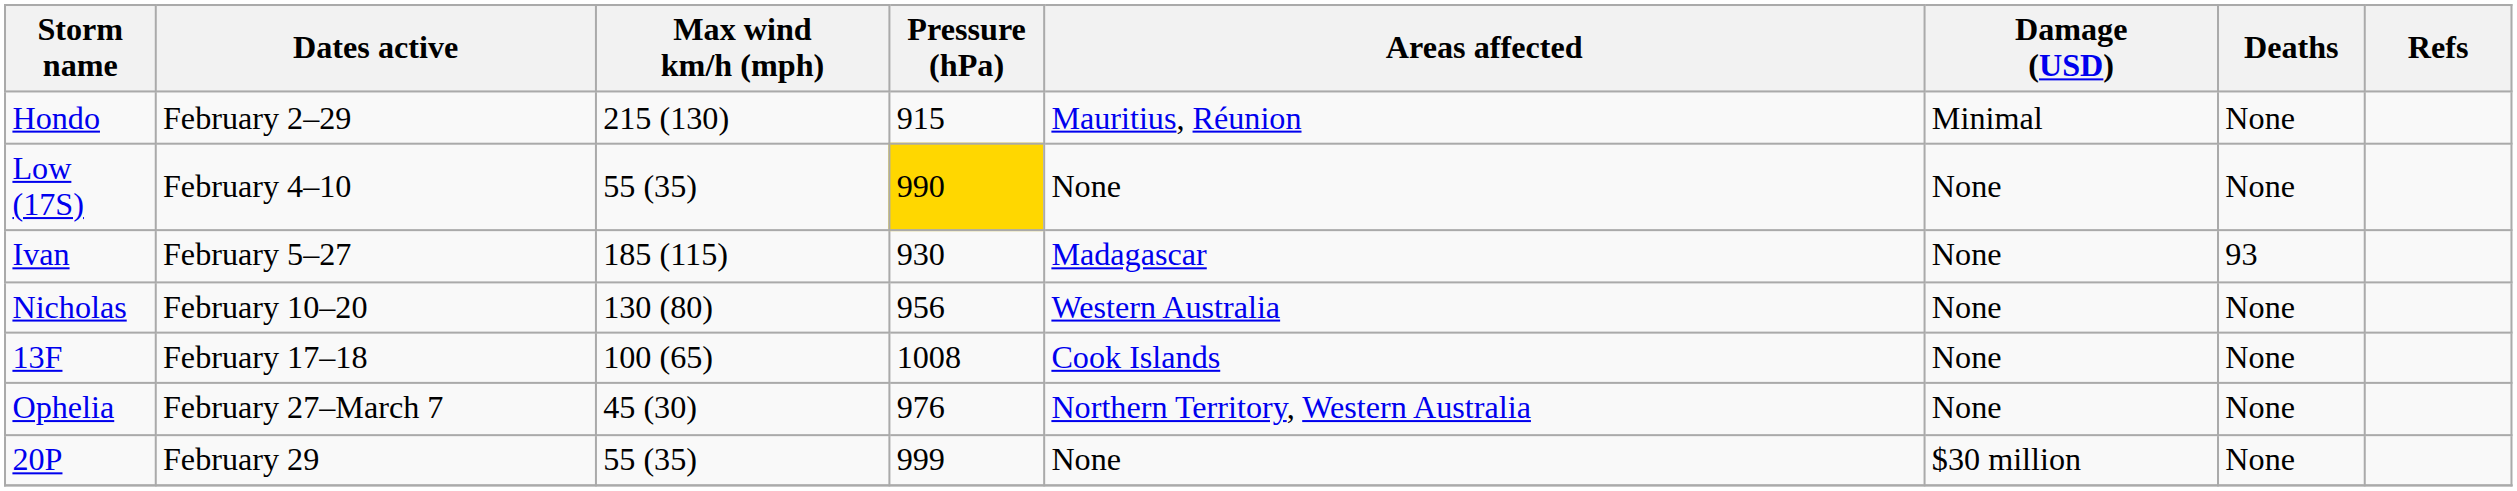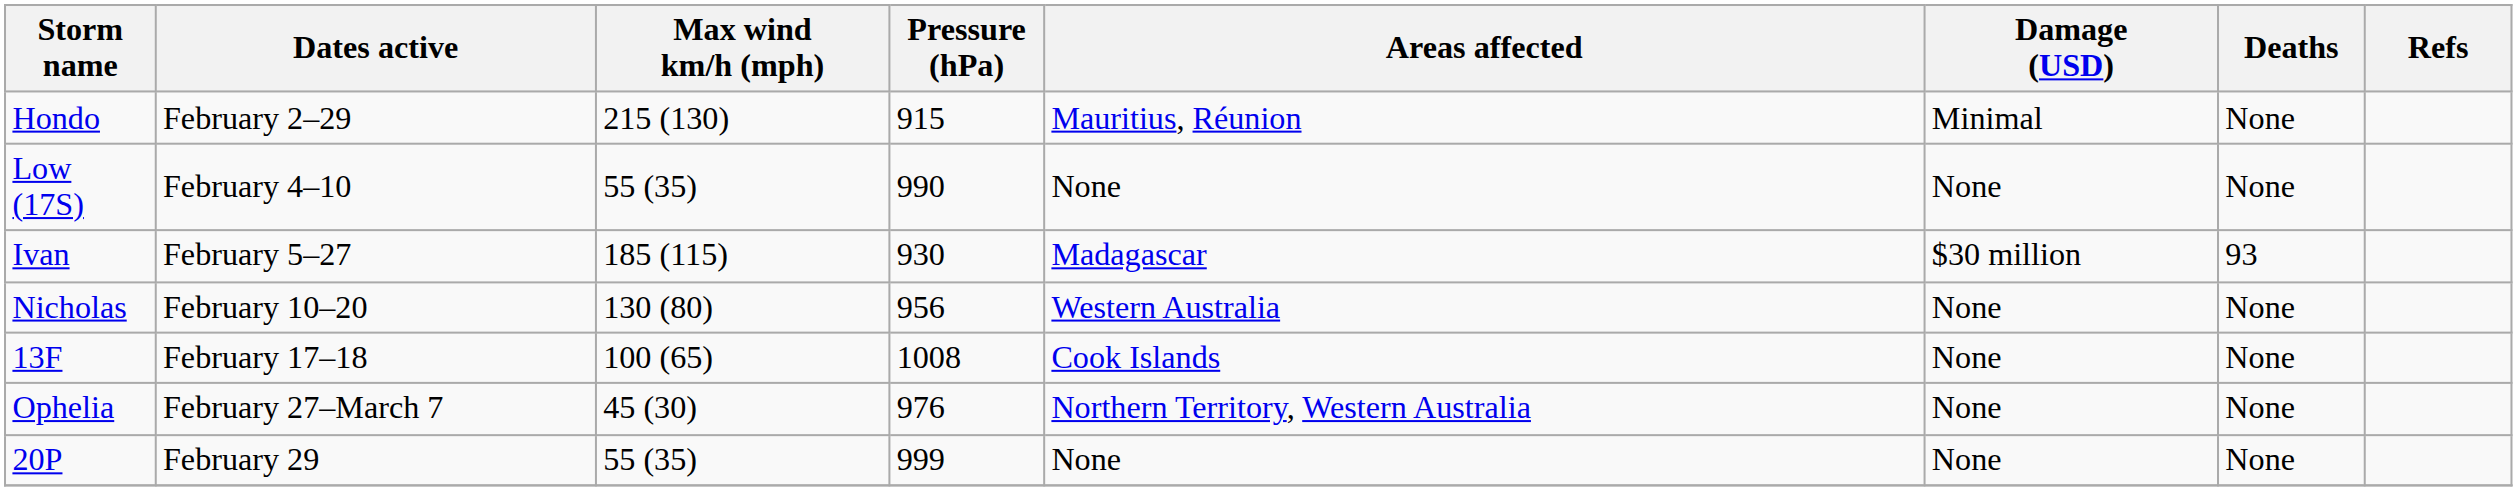(921, 186) gold background -> (921, 186) no background
(1967, 255) None -> (2006, 255) $30 million
(2006, 459) $30 million -> (1967, 459) None
